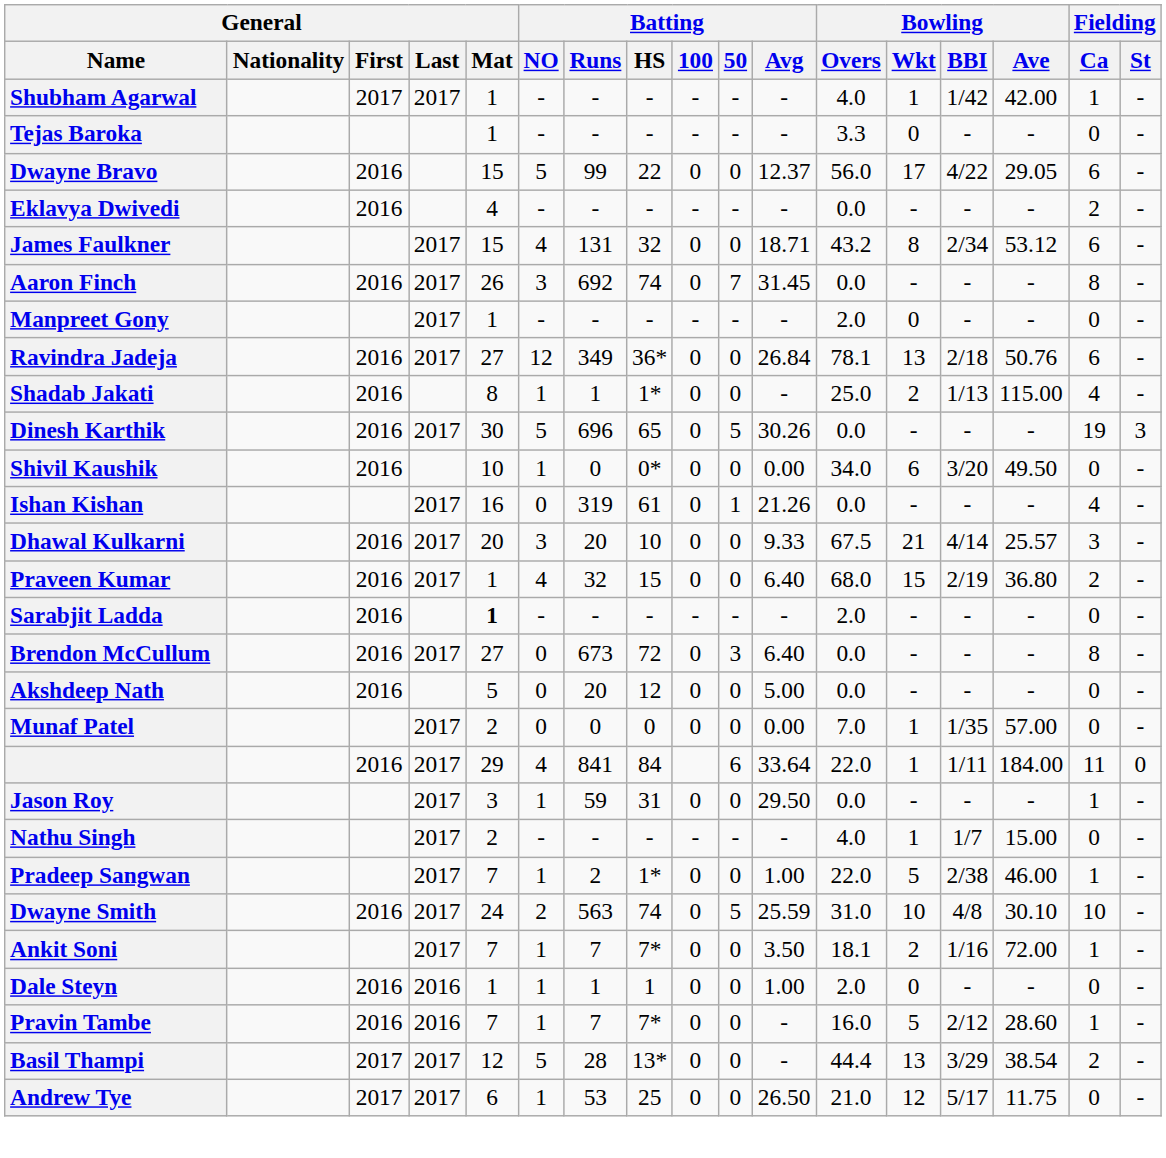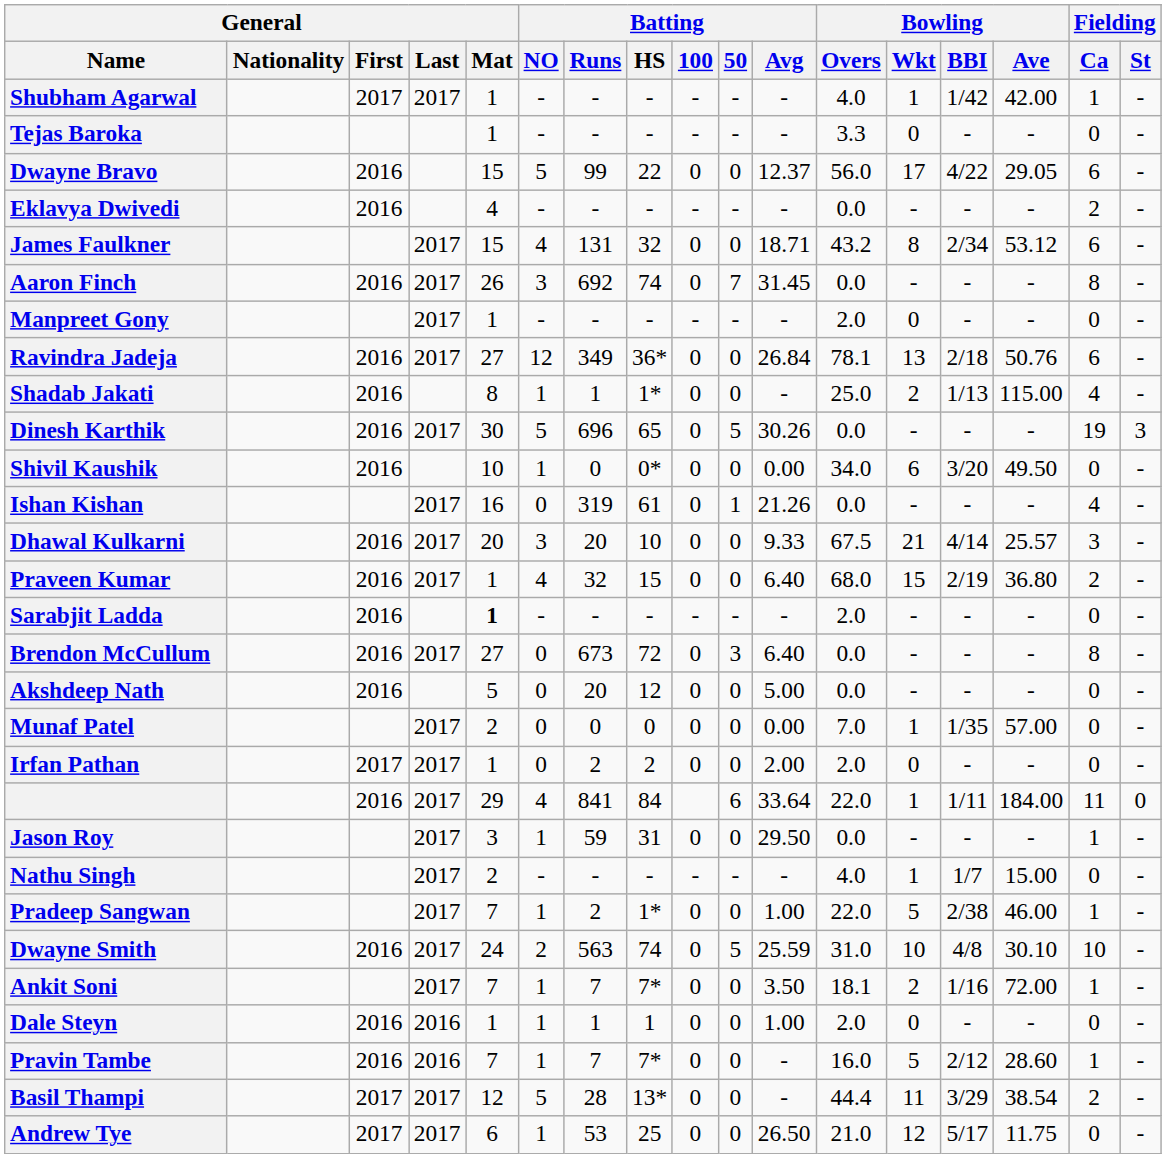+ row: (75, 763)
(914, 1060) 13 -> (914, 1097) 11
